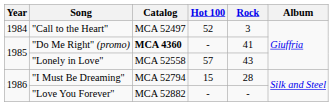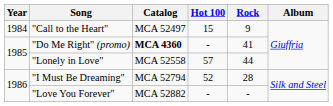(208, 28) 52 -> (208, 28) 15
(248, 28) 3 -> (248, 28) 9
(248, 61) 43 -> (248, 61) 44
(208, 77) 15 -> (208, 77) 52
